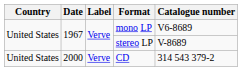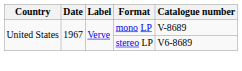(175, 27) V6-8689 -> (172, 27) V-8689
(172, 43) V-8689 -> (175, 43) V6-8689
- row: (123, 58)
